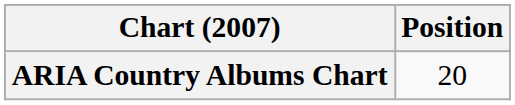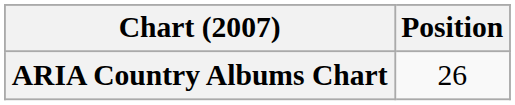(452, 74) 20 -> (452, 74) 26
